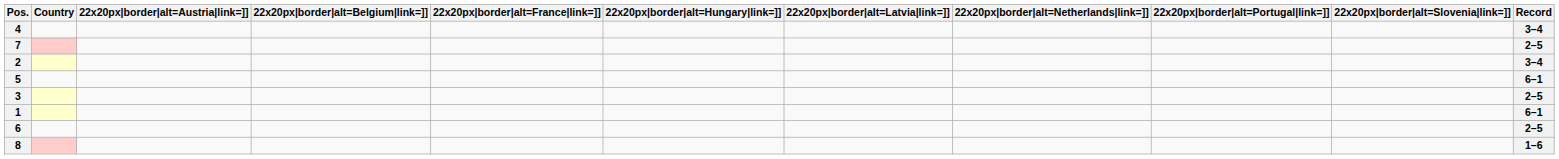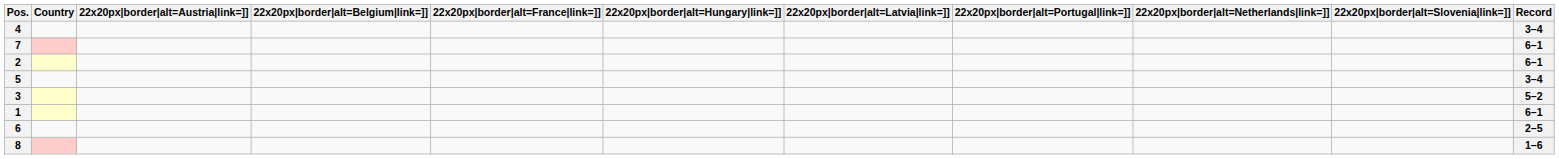columns swapped: (1052, 13) <-> (1241, 13)
(1534, 46) 2–5 -> (1534, 46) 6–1
(1534, 63) 3–4 -> (1534, 63) 6–1
(1534, 79) 6–1 -> (1534, 79) 3–4
(1534, 96) 2–5 -> (1534, 96) 5–2
